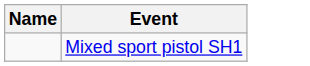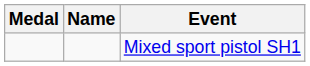+ column: (34, 19)
